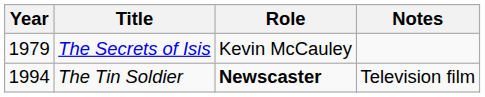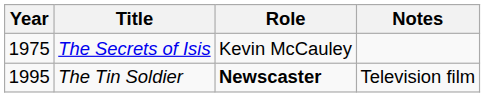(29, 48) 1979 -> (29, 48) 1975
(29, 77) 1994 -> (29, 77) 1995
